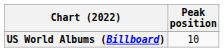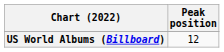(193, 39) 10 -> (193, 39) 12
